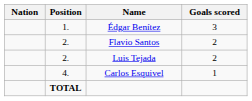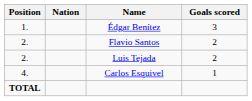columns swapped: (66, 12) <-> (25, 12)
